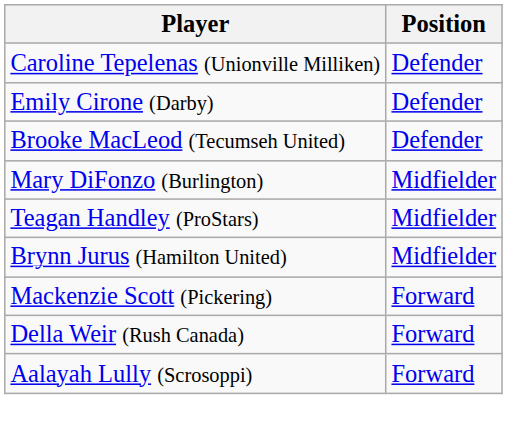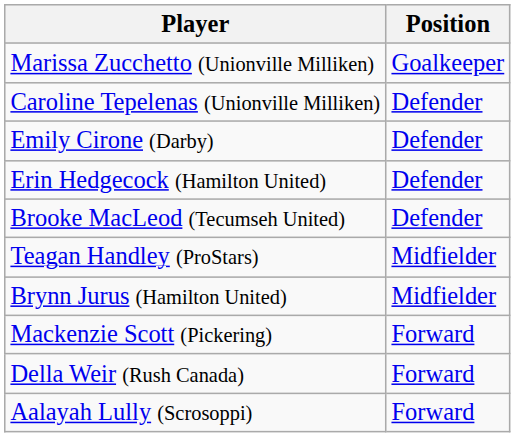+ row: (192, 62)
+ row: (168, 179)
- row: (137, 179)
